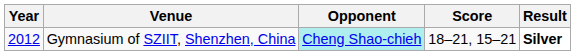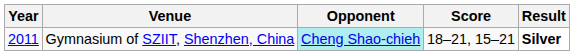(24, 39) 2012 -> (23, 39) 2011
